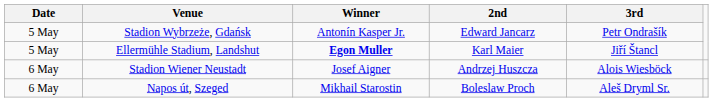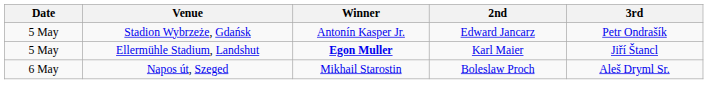- row: (188, 69)
